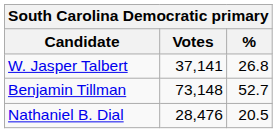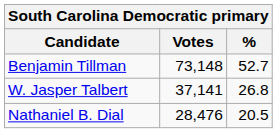rows swapped: (67, 90) <-> (68, 66)
